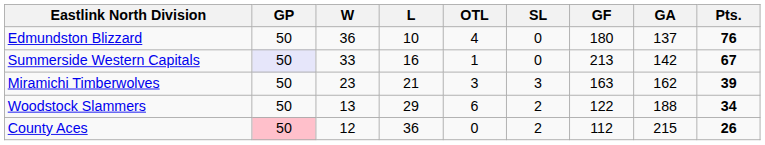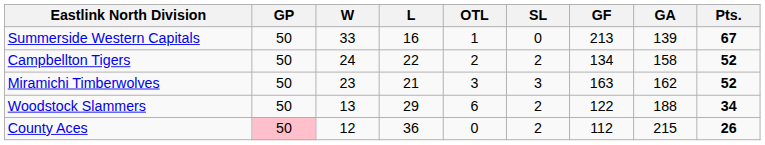- row: (75, 38)
(284, 60) lavender background -> (284, 38) no background
(665, 60) 142 -> (665, 38) 139
+ row: (69, 60)
(729, 83) 39 -> (729, 83) 52
